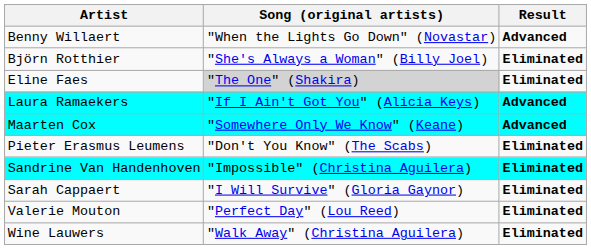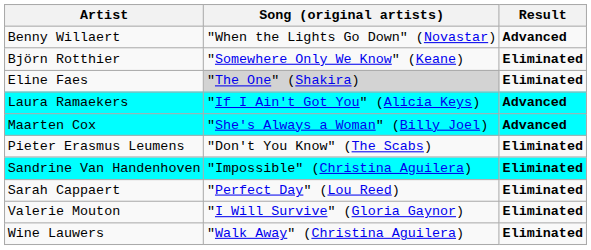(348, 59) "She's Always a Woman" (Billy Joel) -> (336, 59) "Somewhere Only We Know" (Keane)
(336, 125) "Somewhere Only We Know" (Keane) -> (348, 125) "She's Always a Woman" (Billy Joel)
(336, 190) "I Will Survive" (Gloria Gaynor) -> (303, 190) "Perfect Day" (Lou Reed)
(303, 212) "Perfect Day" (Lou Reed) -> (336, 212) "I Will Survive" (Gloria Gaynor)
